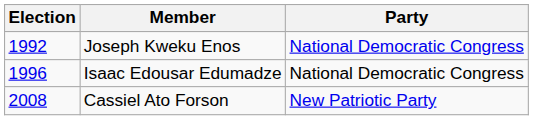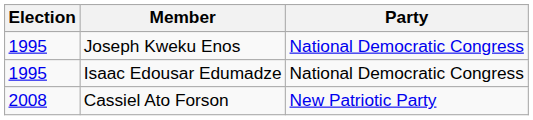(28, 45) 1992 -> (28, 45) 1995
(28, 73) 1996 -> (28, 73) 1995
